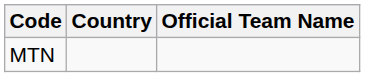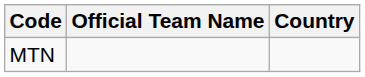columns swapped: (258, 21) <-> (112, 21)
